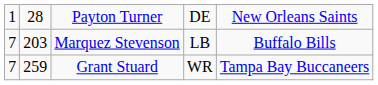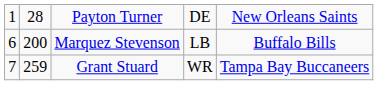(12, 42) 7 -> (12, 42) 6
(35, 42) 203 -> (35, 42) 200
